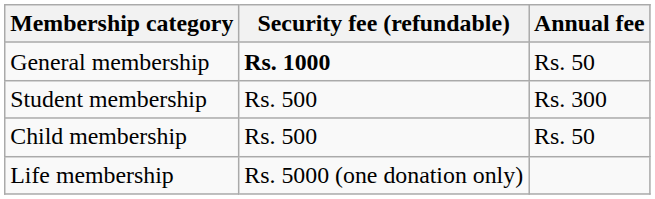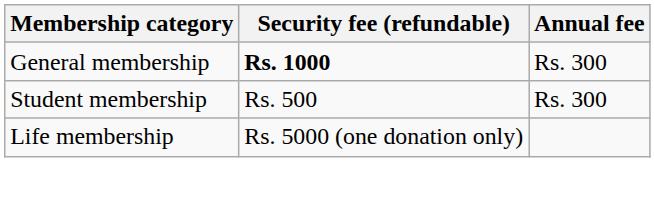(565, 61) Rs. 50 -> (571, 61) Rs. 300
- row: (99, 136)
